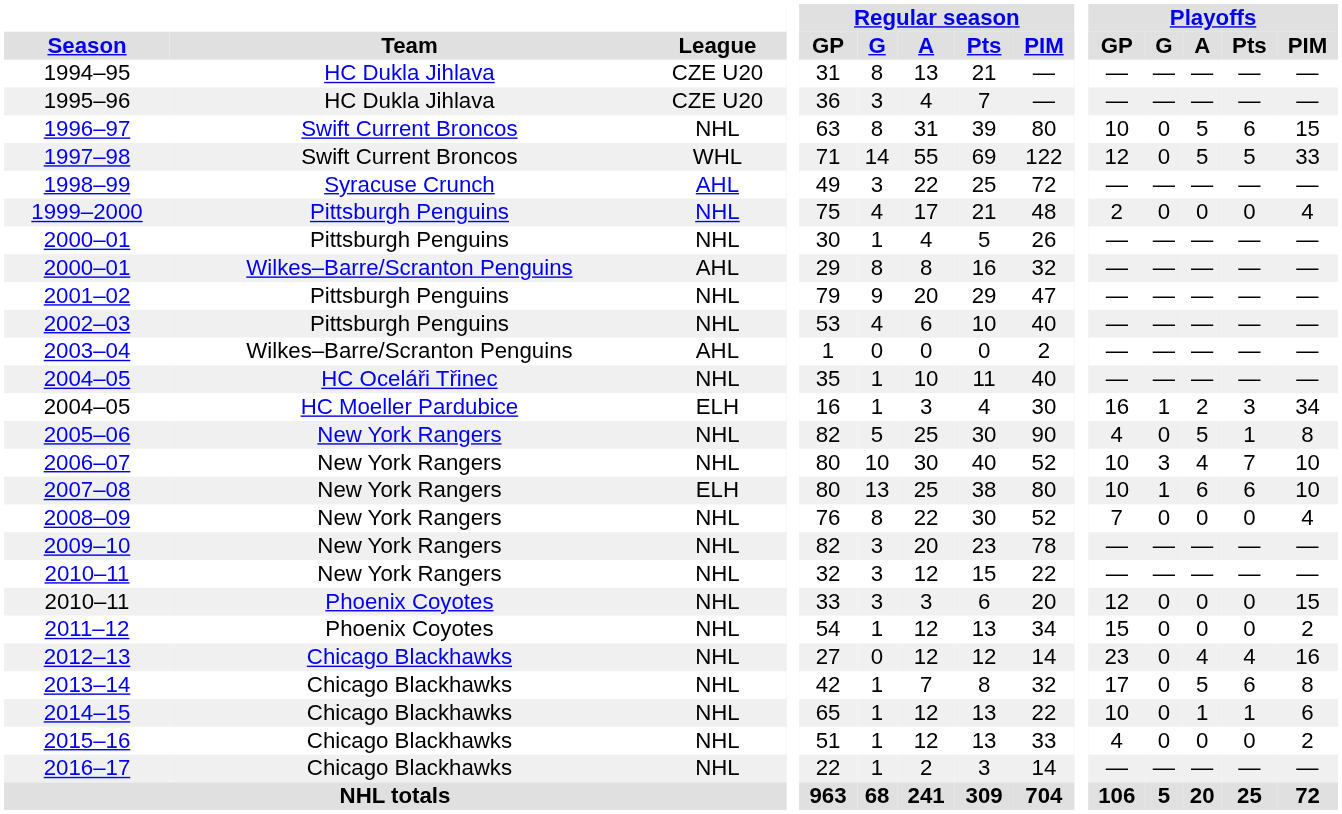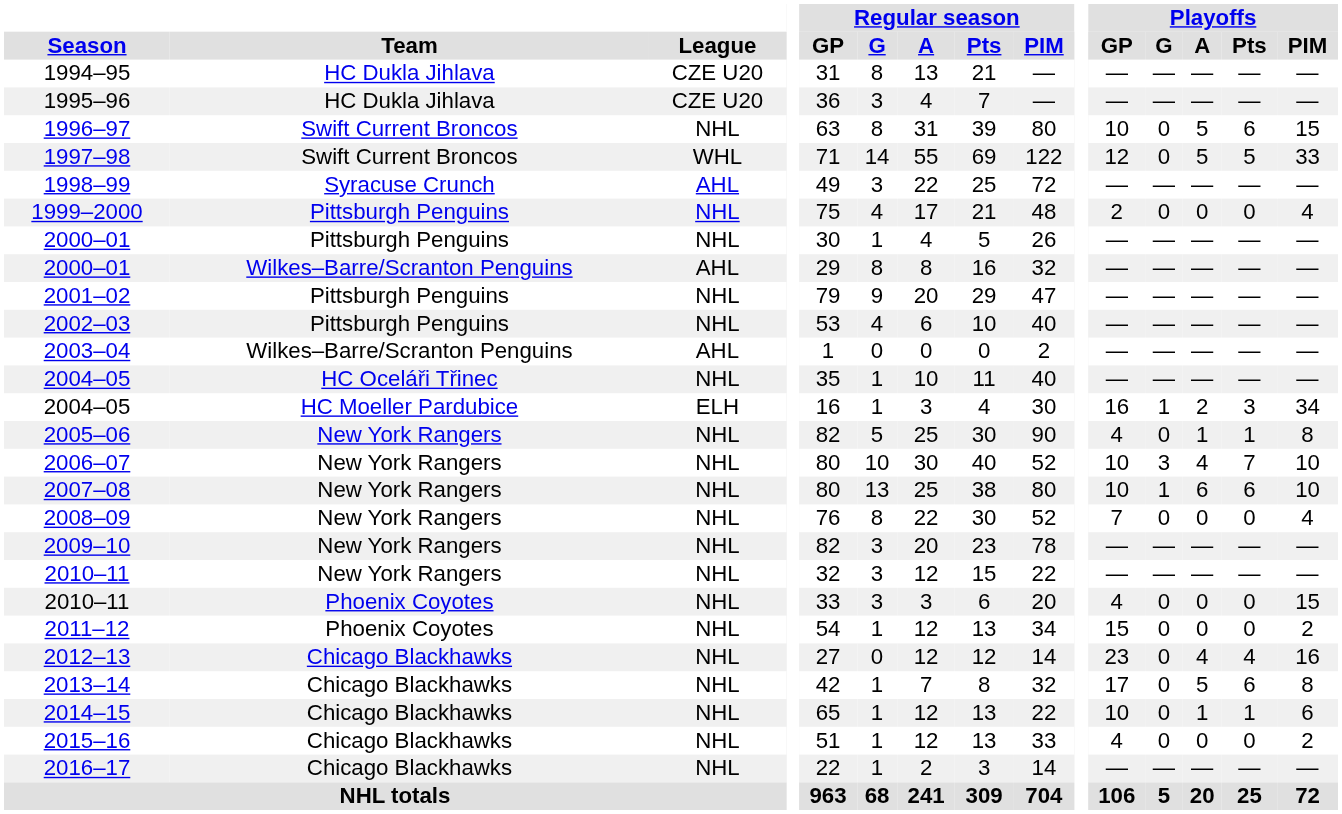(1202, 434) 5 -> (1202, 434) 1
(717, 490) ELH -> (717, 490) NHL
(1117, 601) 12 -> (1117, 601) 4
